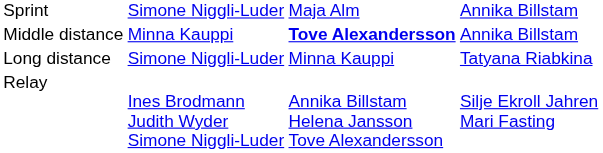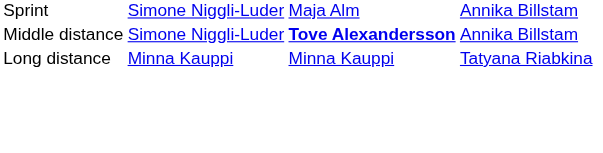(180, 34) Minna Kauppi -> (206, 34) Simone Niggli-Luder
(206, 58) Simone Niggli-Luder -> (180, 58) Minna Kauppi
- row: (25, 82)
